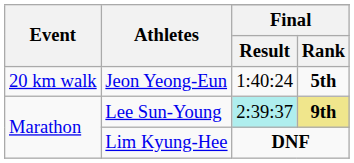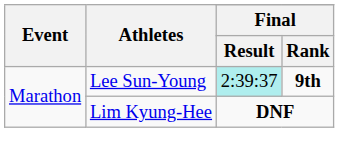- row: (166, 81)
(323, 112) khaki background -> (308, 81) no background
